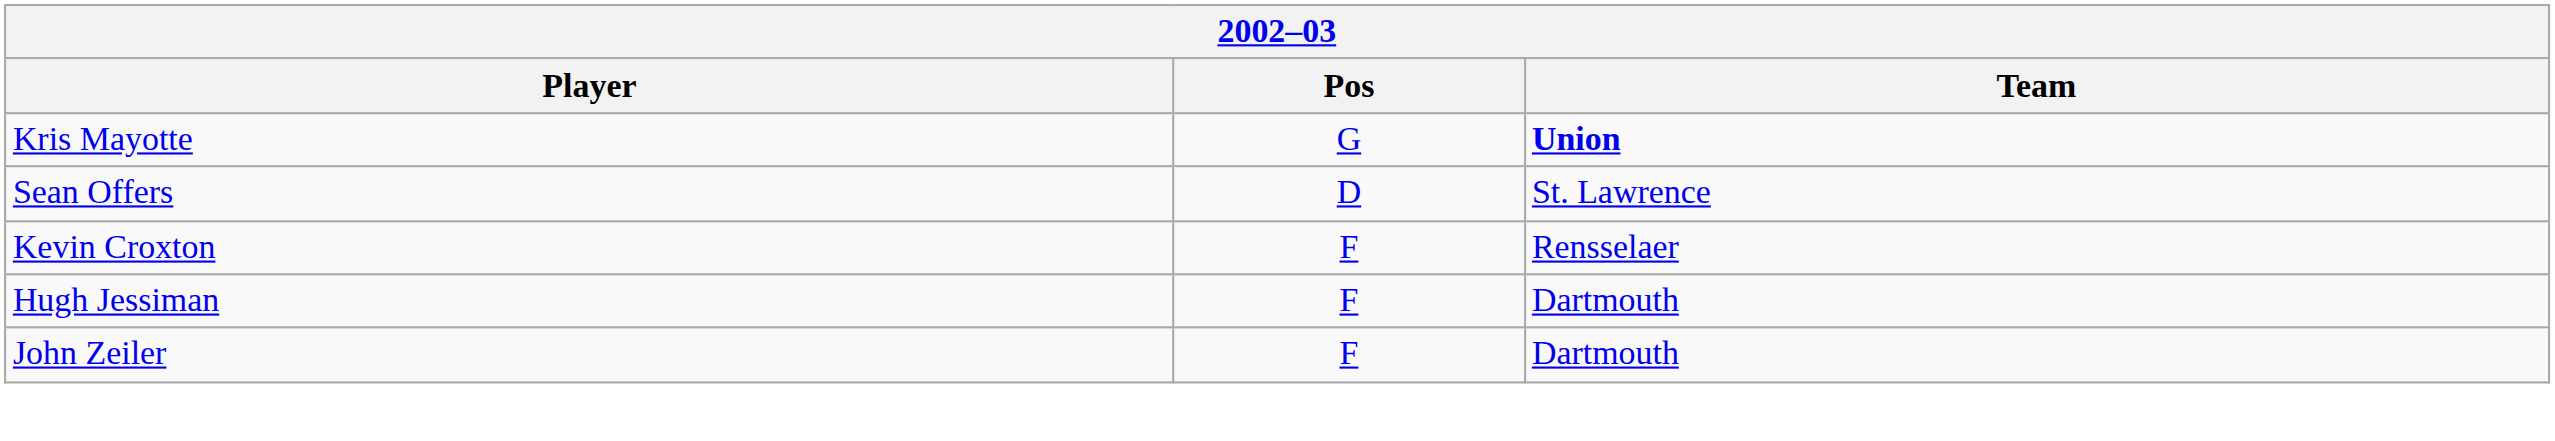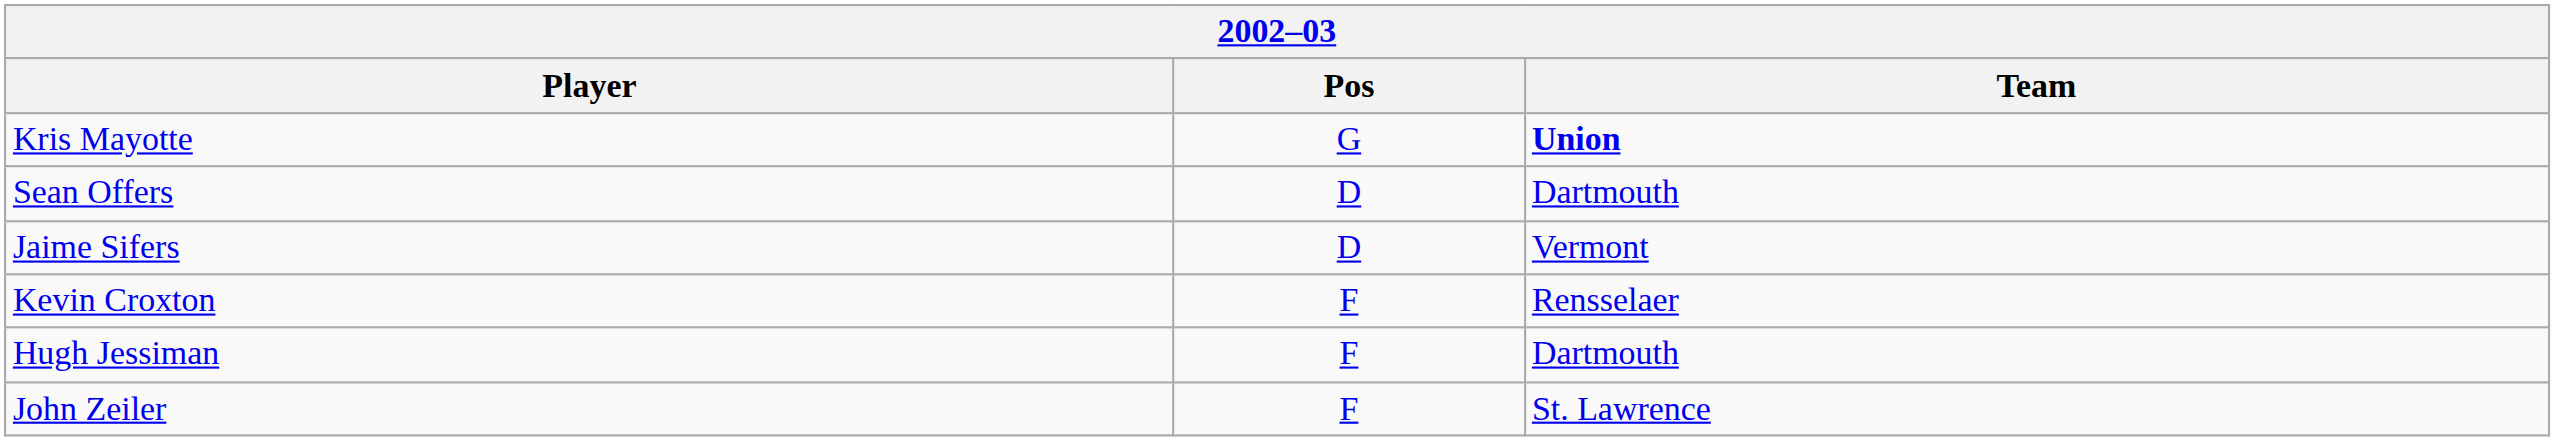(1621, 192) St. Lawrence -> (1605, 192) Dartmouth
+ row: (96, 246)
(1605, 354) Dartmouth -> (1621, 407) St. Lawrence
